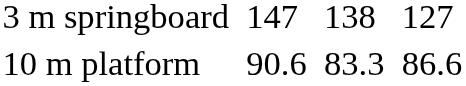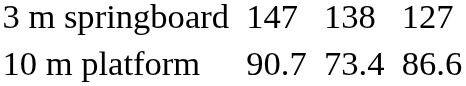(277, 63) 90.6 -> (277, 63) 90.7
(354, 63) 83.3 -> (354, 63) 73.4
